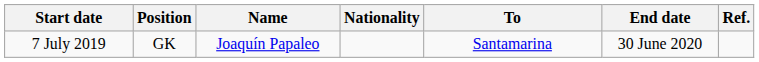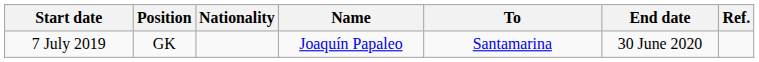columns swapped: (382, 17) <-> (268, 17)
